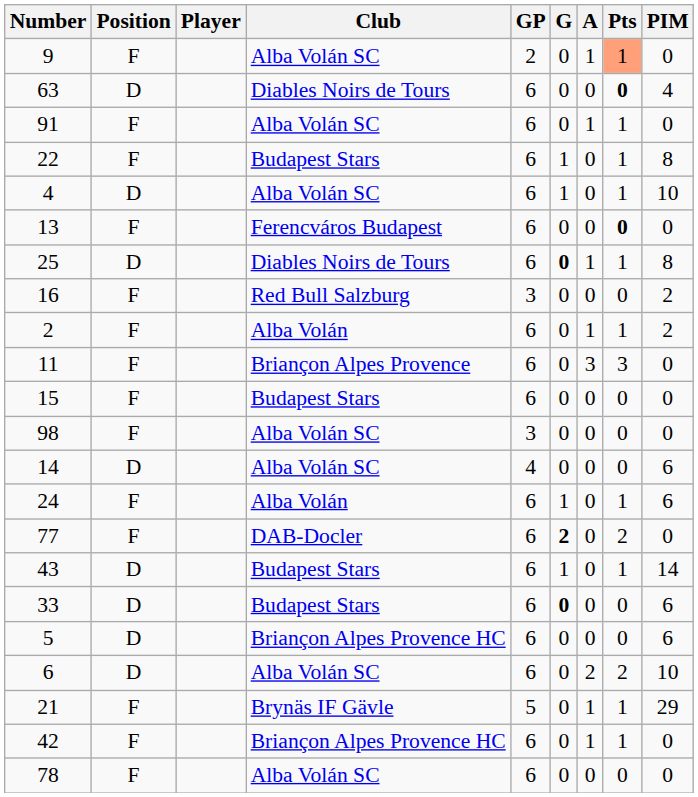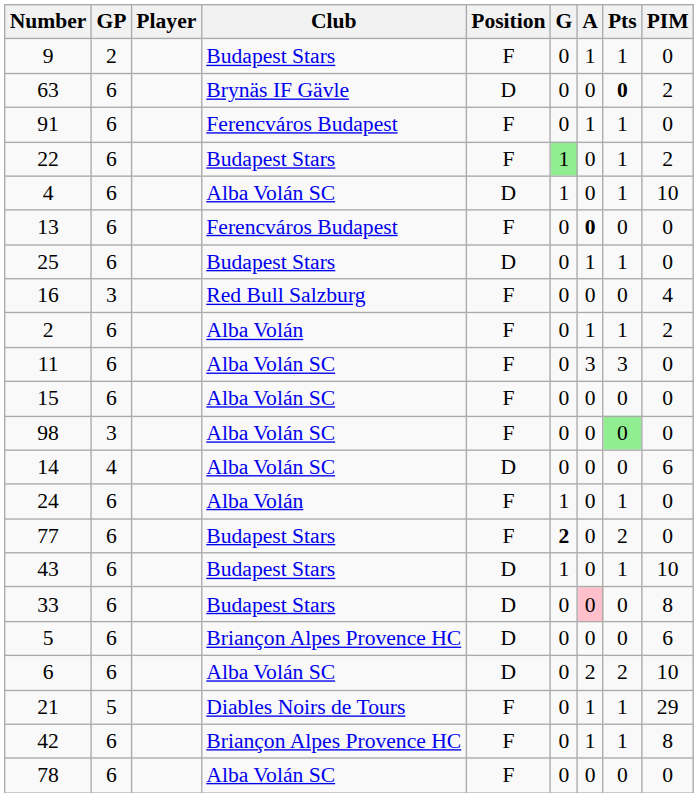columns swapped: (134, 21) <-> (531, 21)
(315, 55) Alba Volán SC -> (271, 55) Budapest Stars
(622, 55) lightsalmon background -> (622, 55) no background
(350, 90) Diables Noirs de Tours -> (278, 90) Brynäs IF Gävle
(668, 90) 4 -> (668, 90) 2
(315, 124) Alba Volán SC -> (302, 124) Ferencváros Budapest
(564, 158) no background -> (564, 158) lightgreen background
(668, 158) 8 -> (668, 158) 2
(590, 227) normal -> (590, 227) bold
(622, 227) bold -> (622, 227) normal
(350, 261) Diables Noirs de Tours -> (271, 261) Budapest Stars
(564, 261) bold -> (564, 261) normal
(668, 261) 8 -> (668, 261) 0
(668, 295) 2 -> (668, 295) 4
(360, 364) Briançon Alpes Provence -> (271, 364) Alba Volán SC
(315, 398) Budapest Stars -> (271, 398) Alba Volán SC
(622, 432) no background -> (622, 432) lightgreen background
(668, 501) 6 -> (668, 501) 0
(306, 535) DAB-Docler -> (271, 535) Budapest Stars
(668, 569) 14 -> (668, 569) 10
(564, 603) bold -> (564, 603) normal
(590, 603) no background -> (590, 603) pink background
(668, 603) 6 -> (668, 603) 8
(322, 706) Brynäs IF Gävle -> (306, 706) Diables Noirs de Tours
(668, 741) 0 -> (668, 741) 8
